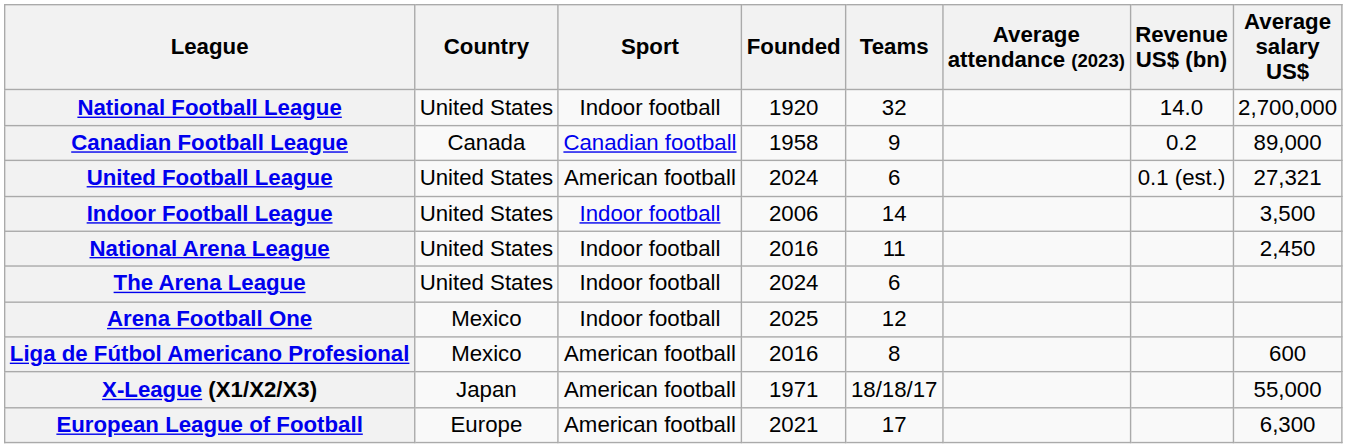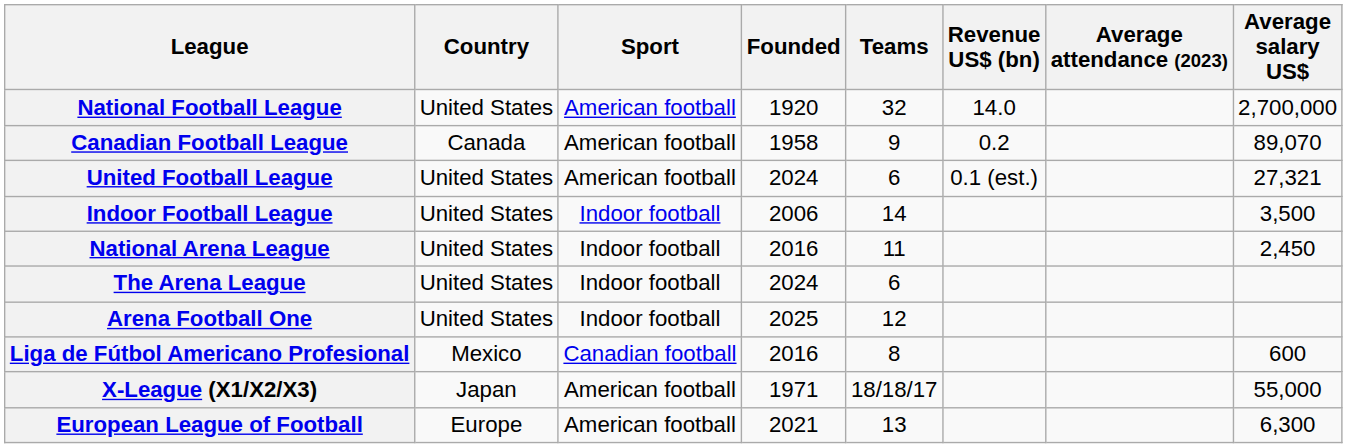columns swapped: (1182, 47) <-> (1036, 47)
(650, 107) Indoor football -> (650, 107) American football
(650, 142) Canadian football -> (650, 142) American football
(1288, 142) 89,000 -> (1288, 142) 89,070
(486, 319) Mexico -> (486, 319) United States
(650, 354) American football -> (650, 354) Canadian football
(894, 424) 17 -> (894, 424) 13
